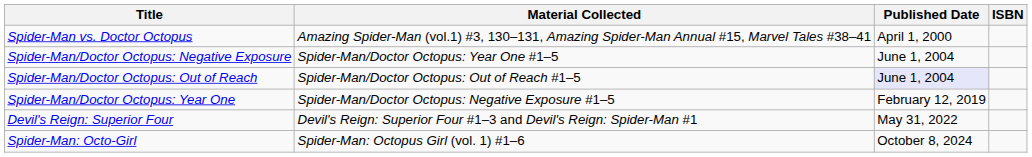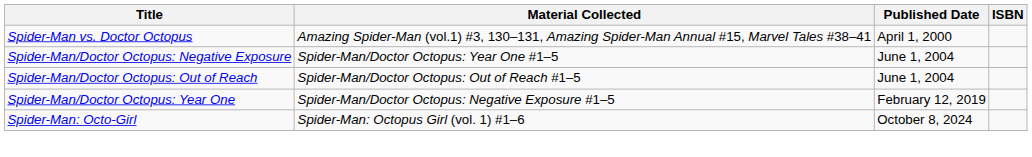(916, 78) lavender background -> (916, 78) no background
- row: (90, 120)
